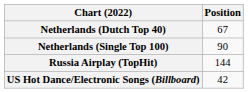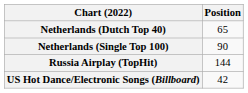(223, 29) 67 -> (223, 29) 65
